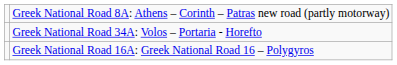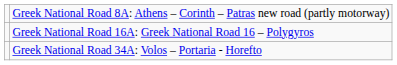rows swapped: (163, 50) <-> (137, 32)
